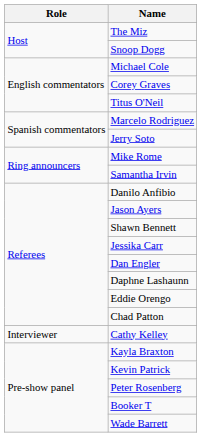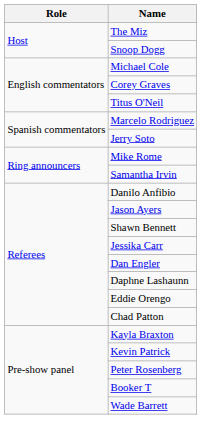- row: (139, 334)
